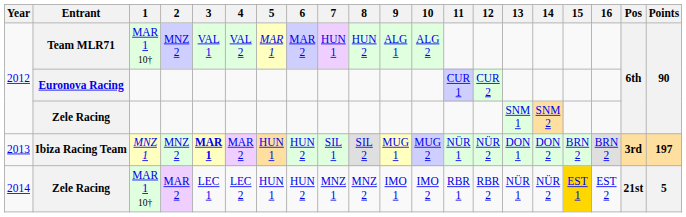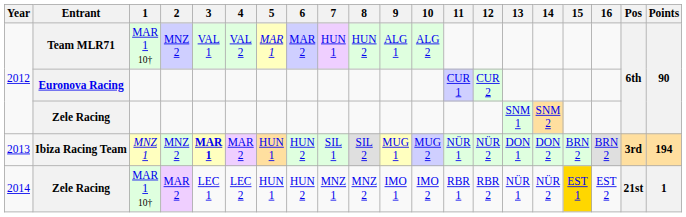(664, 149) 197 -> (664, 149) 194
(664, 188) 5 -> (664, 188) 1
